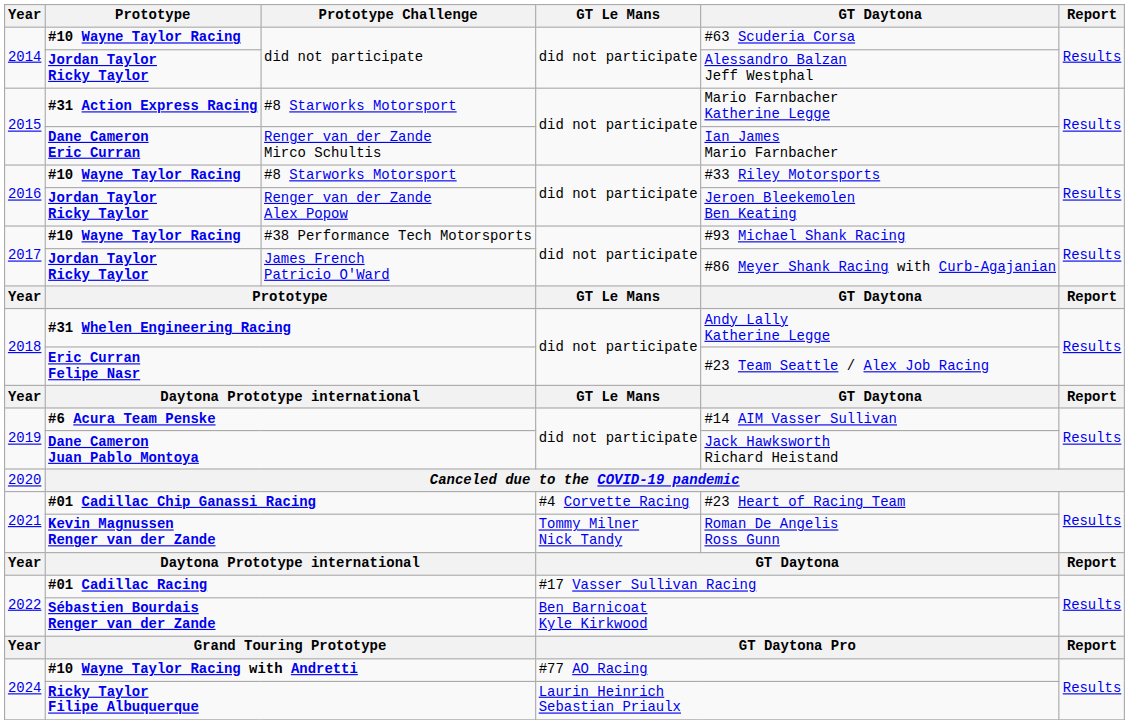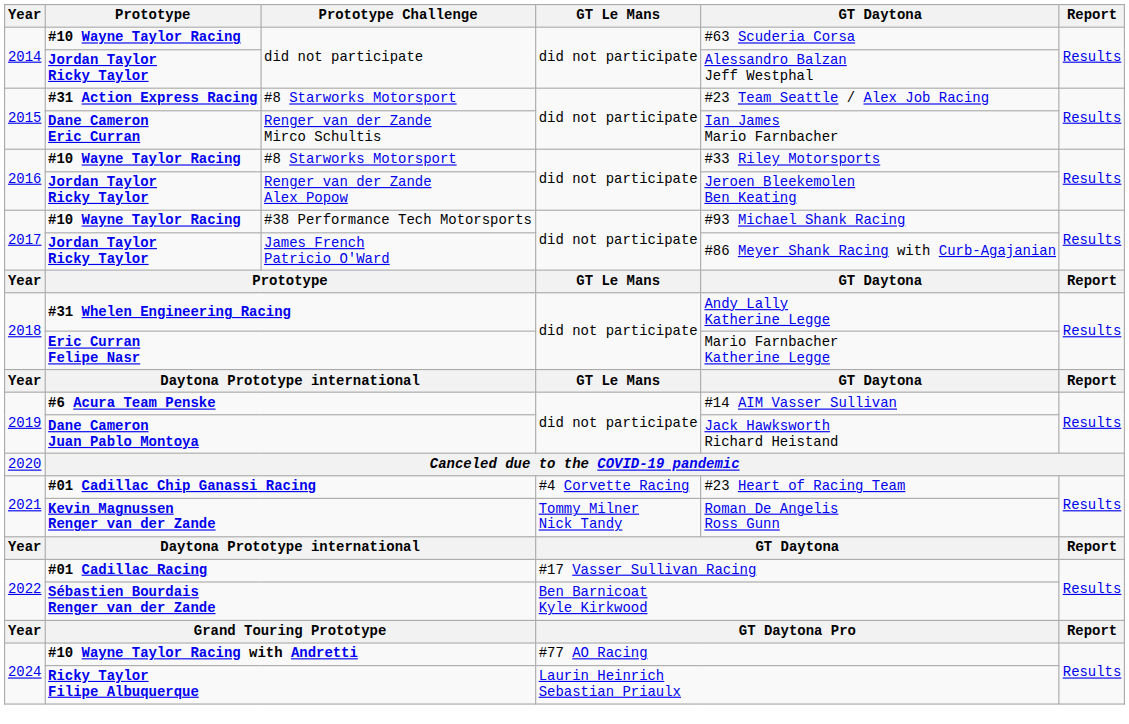(771, 107) Mario Farnbacher Katherine Legge -> (847, 100) #23 Team Seattle / Alex Job Racing
(847, 367) #23 Team Seattle / Alex Job Racing -> (771, 351) Mario Farnbacher Katherine Legge
